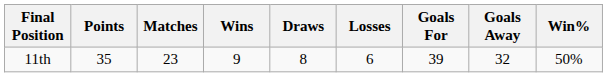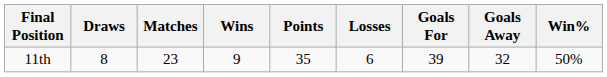columns swapped: (104, 26) <-> (303, 26)
